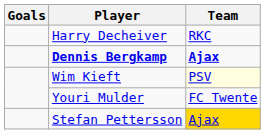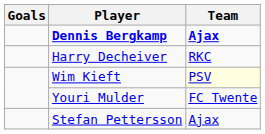rows swapped: (109, 56) <-> (109, 36)
(204, 119) gold background -> (204, 119) no background
